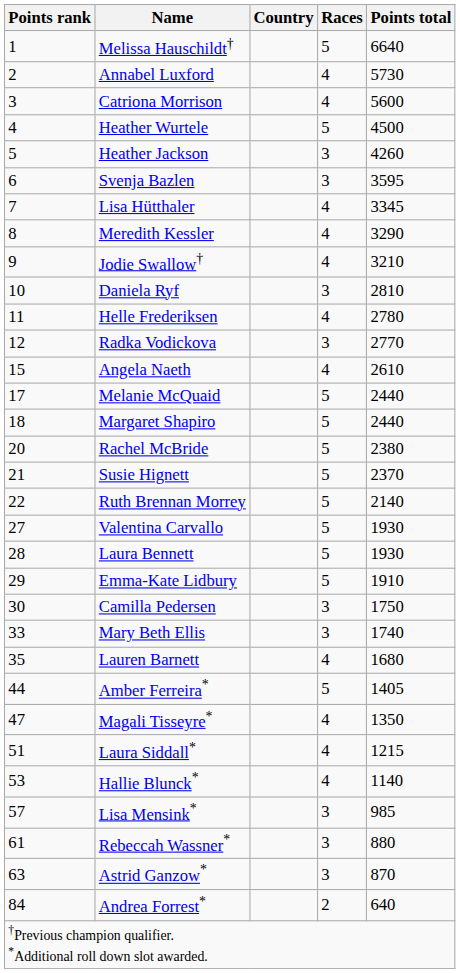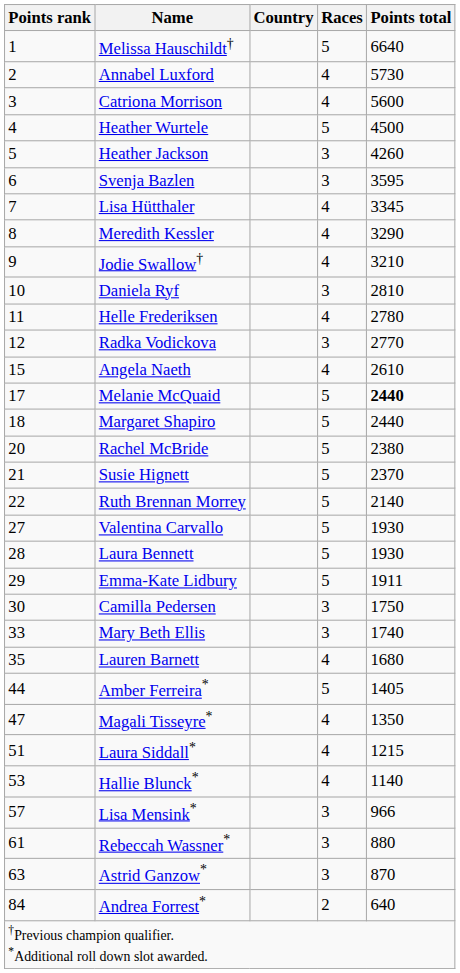(387, 396) normal -> (387, 396) bold
(387, 580) 1910 -> (387, 580) 1911
(383, 812) 985 -> (383, 812) 966
